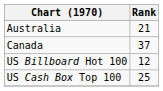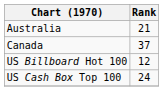(144, 78) 25 -> (144, 78) 24
